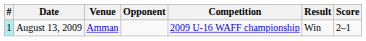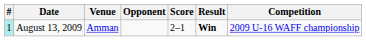columns swapped: (348, 12) <-> (235, 12)
(313, 28) normal -> (207, 28) bold
